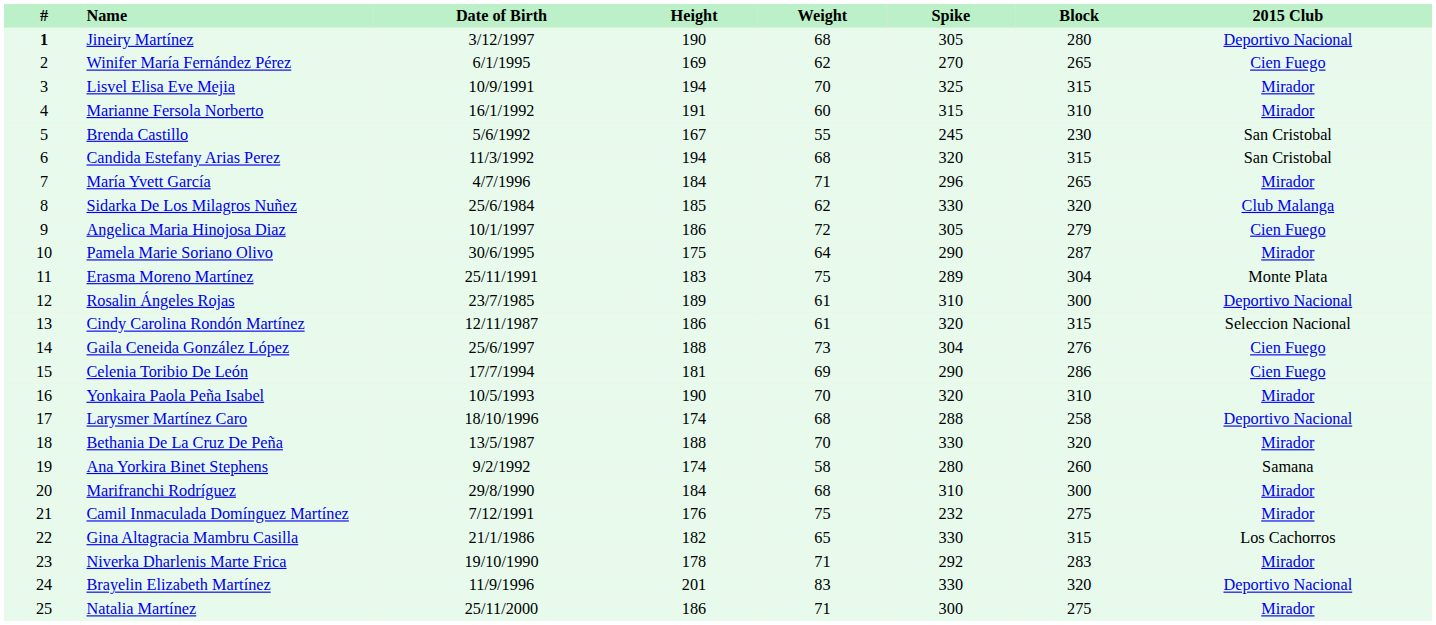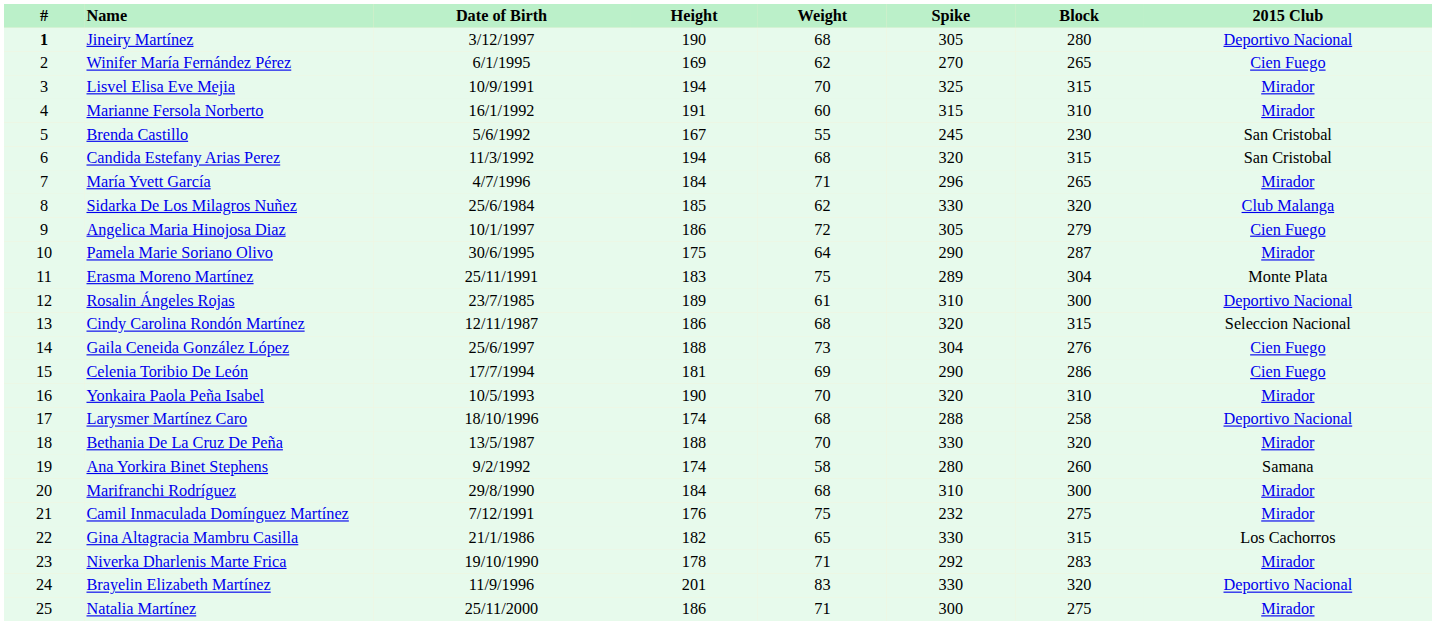(822, 324) 61 -> (822, 324) 68
